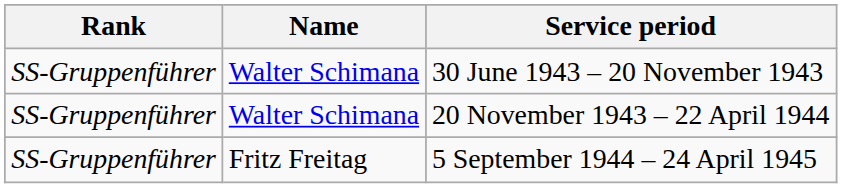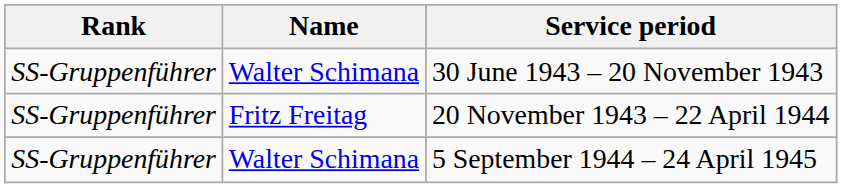(324, 114) Walter Schimana -> (298, 114) Fritz Freitag
(298, 159) Fritz Freitag -> (324, 159) Walter Schimana
